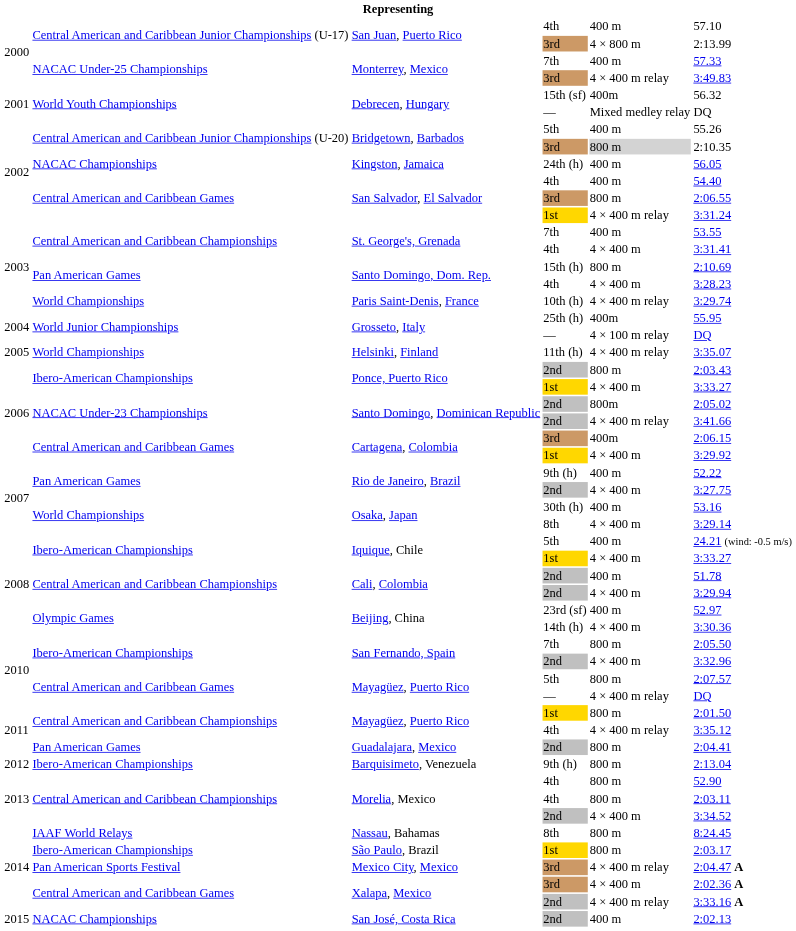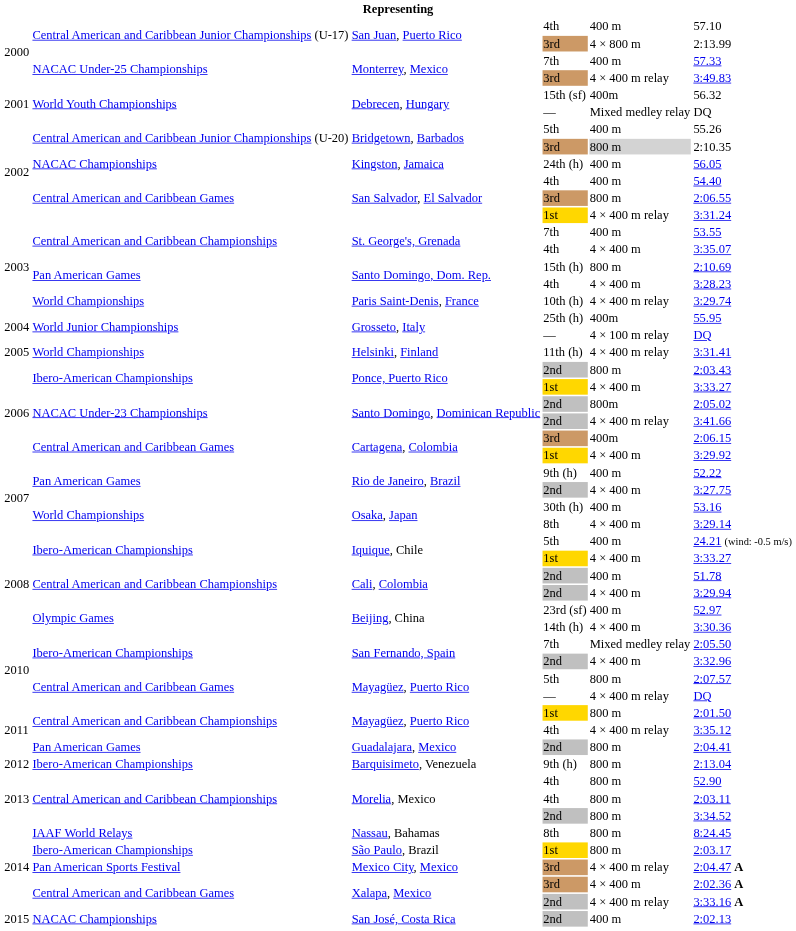(712, 249) 3:31.41 -> (712, 249) 3:35.07
(712, 352) 3:35.07 -> (712, 352) 3:31.41
(606, 644) 800 m -> (640, 644) Mixed medley relay
(615, 815) 4 × 400 m -> (606, 815) 800 m
